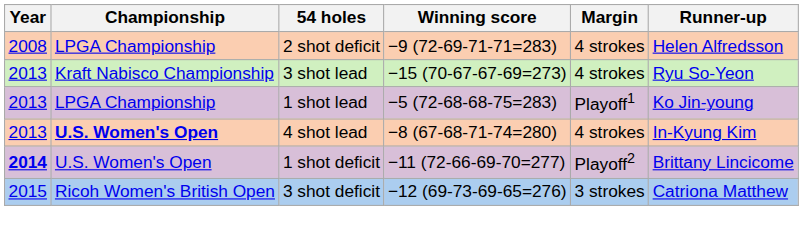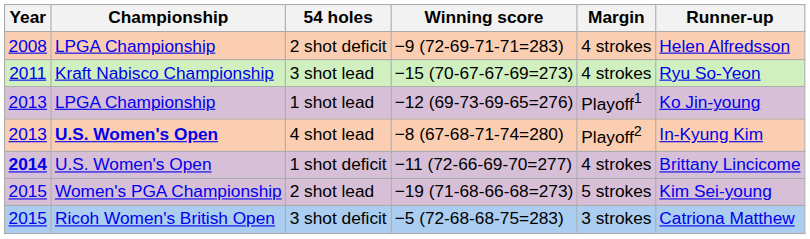(28, 73) 2013 -> (28, 73) 2011
(472, 102) −5 (72-68-68-75=283) -> (484, 102) −12 (69-73-69-65=276)
(610, 132) 4 strokes -> (612, 134) Playoff2
(605, 162) Playoff2 -> (616, 164) 4 strokes
+ row: (332, 191)
(477, 191) −12 (69-73-69-65=276) -> (479, 219) −5 (72-68-68-75=283)
